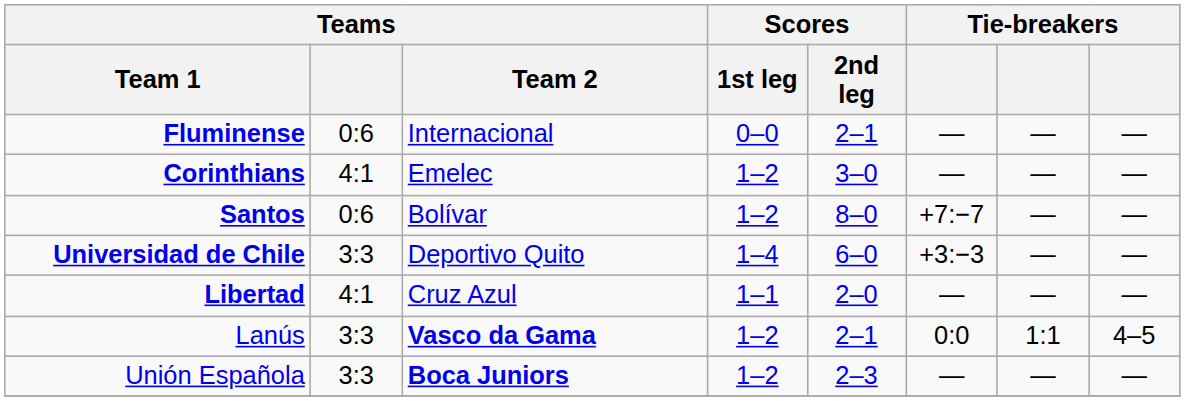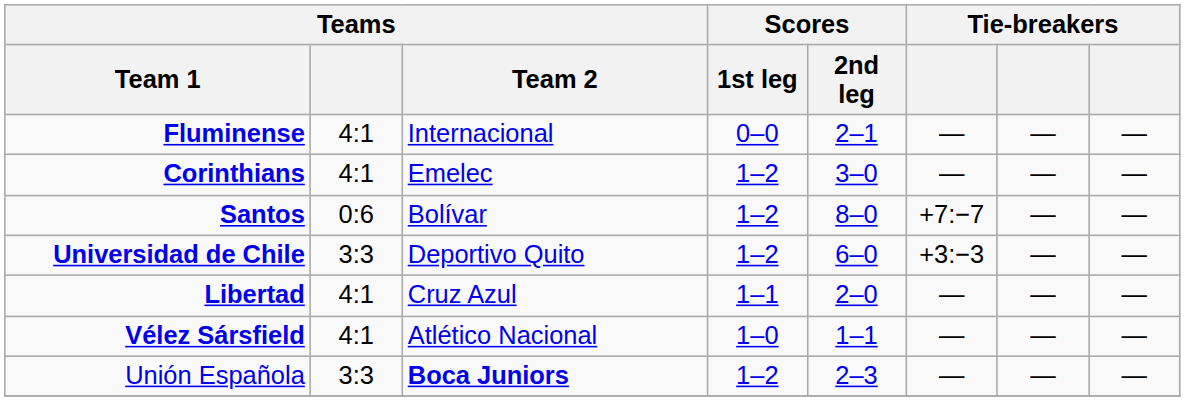(356, 133) 0:6 -> (356, 133) 4:1
(757, 255) 1–4 -> (757, 255) 1–2
+ row: (215, 335)
- row: (270, 335)
